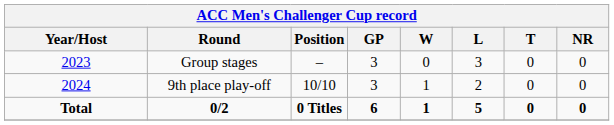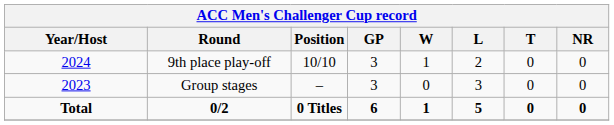rows swapped: (219, 62) <-> (219, 85)
